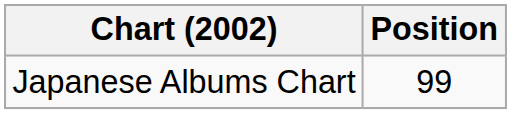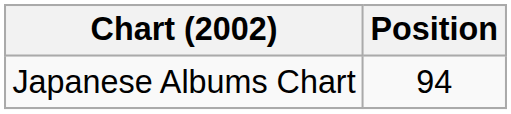(434, 81) 99 -> (434, 81) 94
